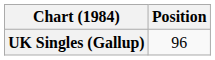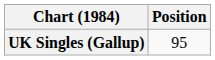(179, 42) 96 -> (179, 42) 95
